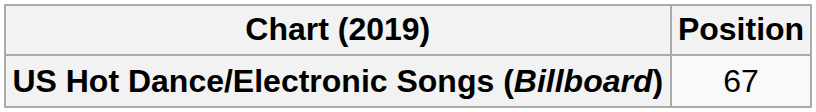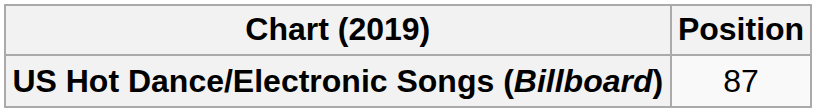(741, 80) 67 -> (741, 80) 87
